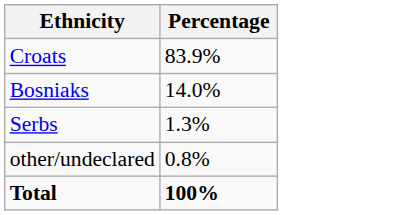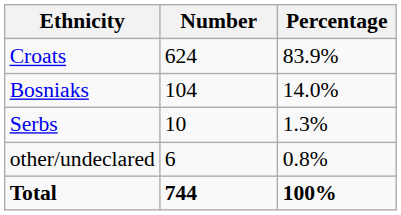+ column: (219, 21)
